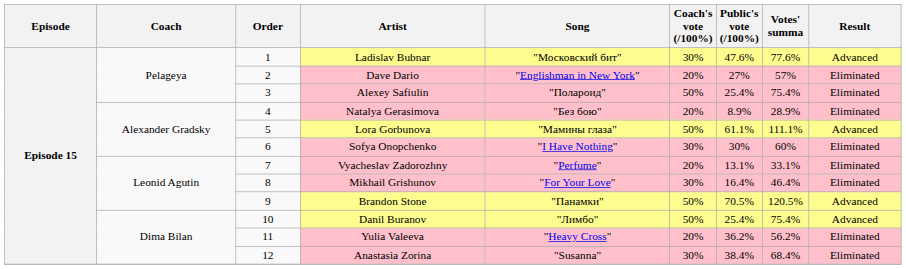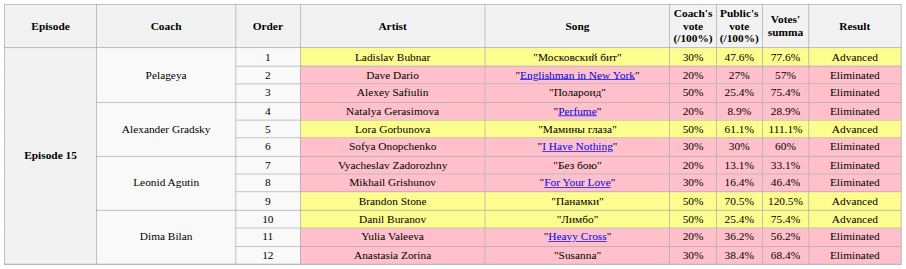(578, 111) "Без бою" -> (577, 111) "Perfume"
(577, 165) "Perfume" -> (578, 165) "Без бою"
